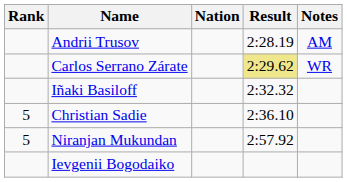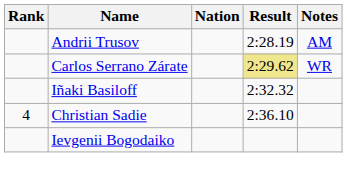(26, 115) 5 -> (26, 115) 4
- row: (114, 139)
